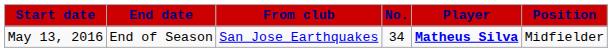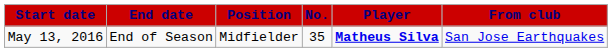columns swapped: (564, 15) <-> (299, 15)
(397, 37) 34 -> (317, 37) 35
